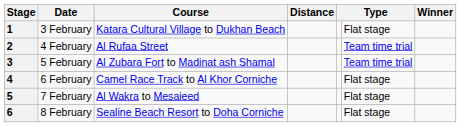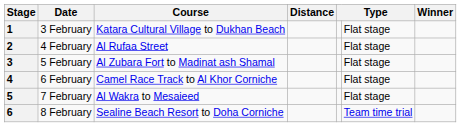(378, 46) Team time trial -> (367, 46) Flat stage
(378, 63) Team time trial -> (367, 63) Flat stage
(367, 113) Flat stage -> (378, 113) Team time trial
